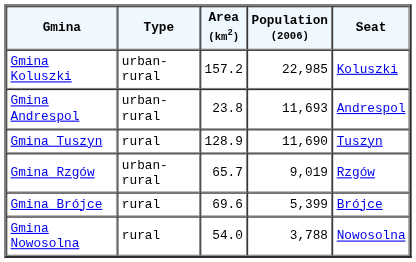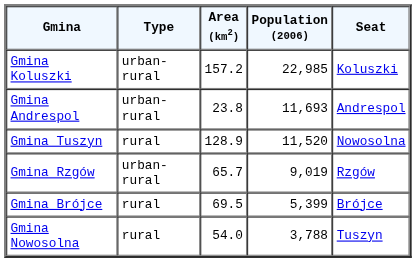(305, 141) 11,690 -> (305, 141) 11,520
(360, 141) Tuszyn -> (371, 141) Nowosolna
(228, 204) 69.6 -> (228, 204) 69.5
(371, 236) Nowosolna -> (360, 236) Tuszyn
